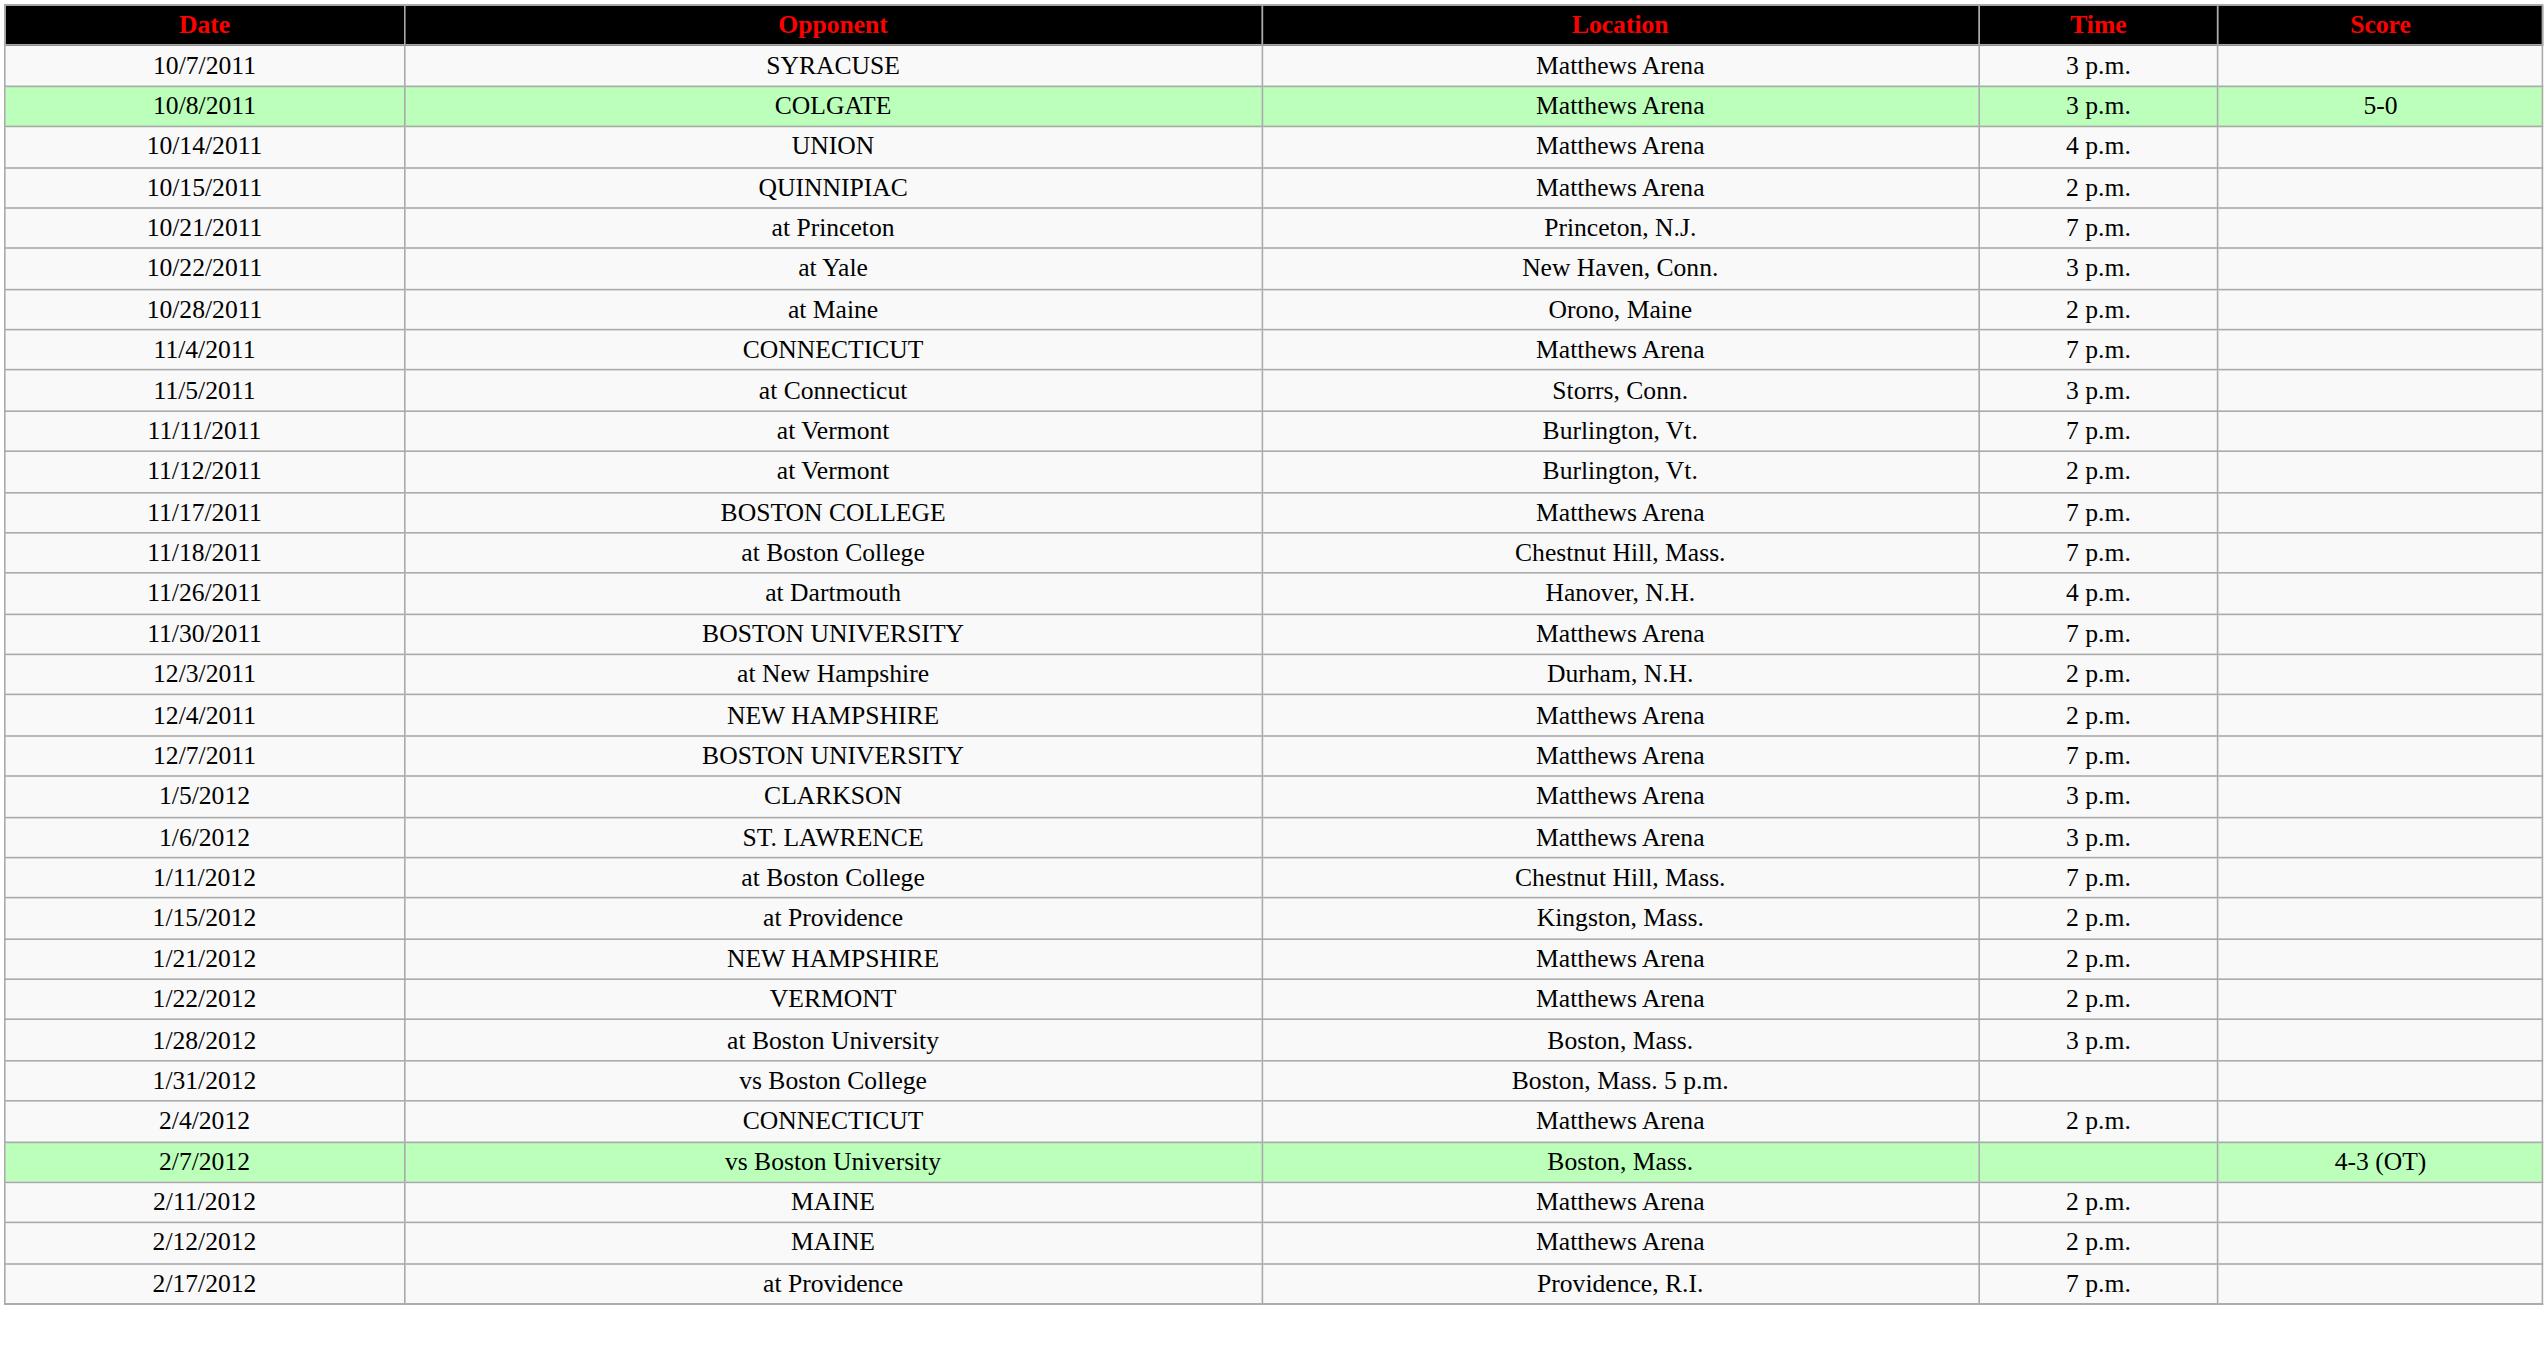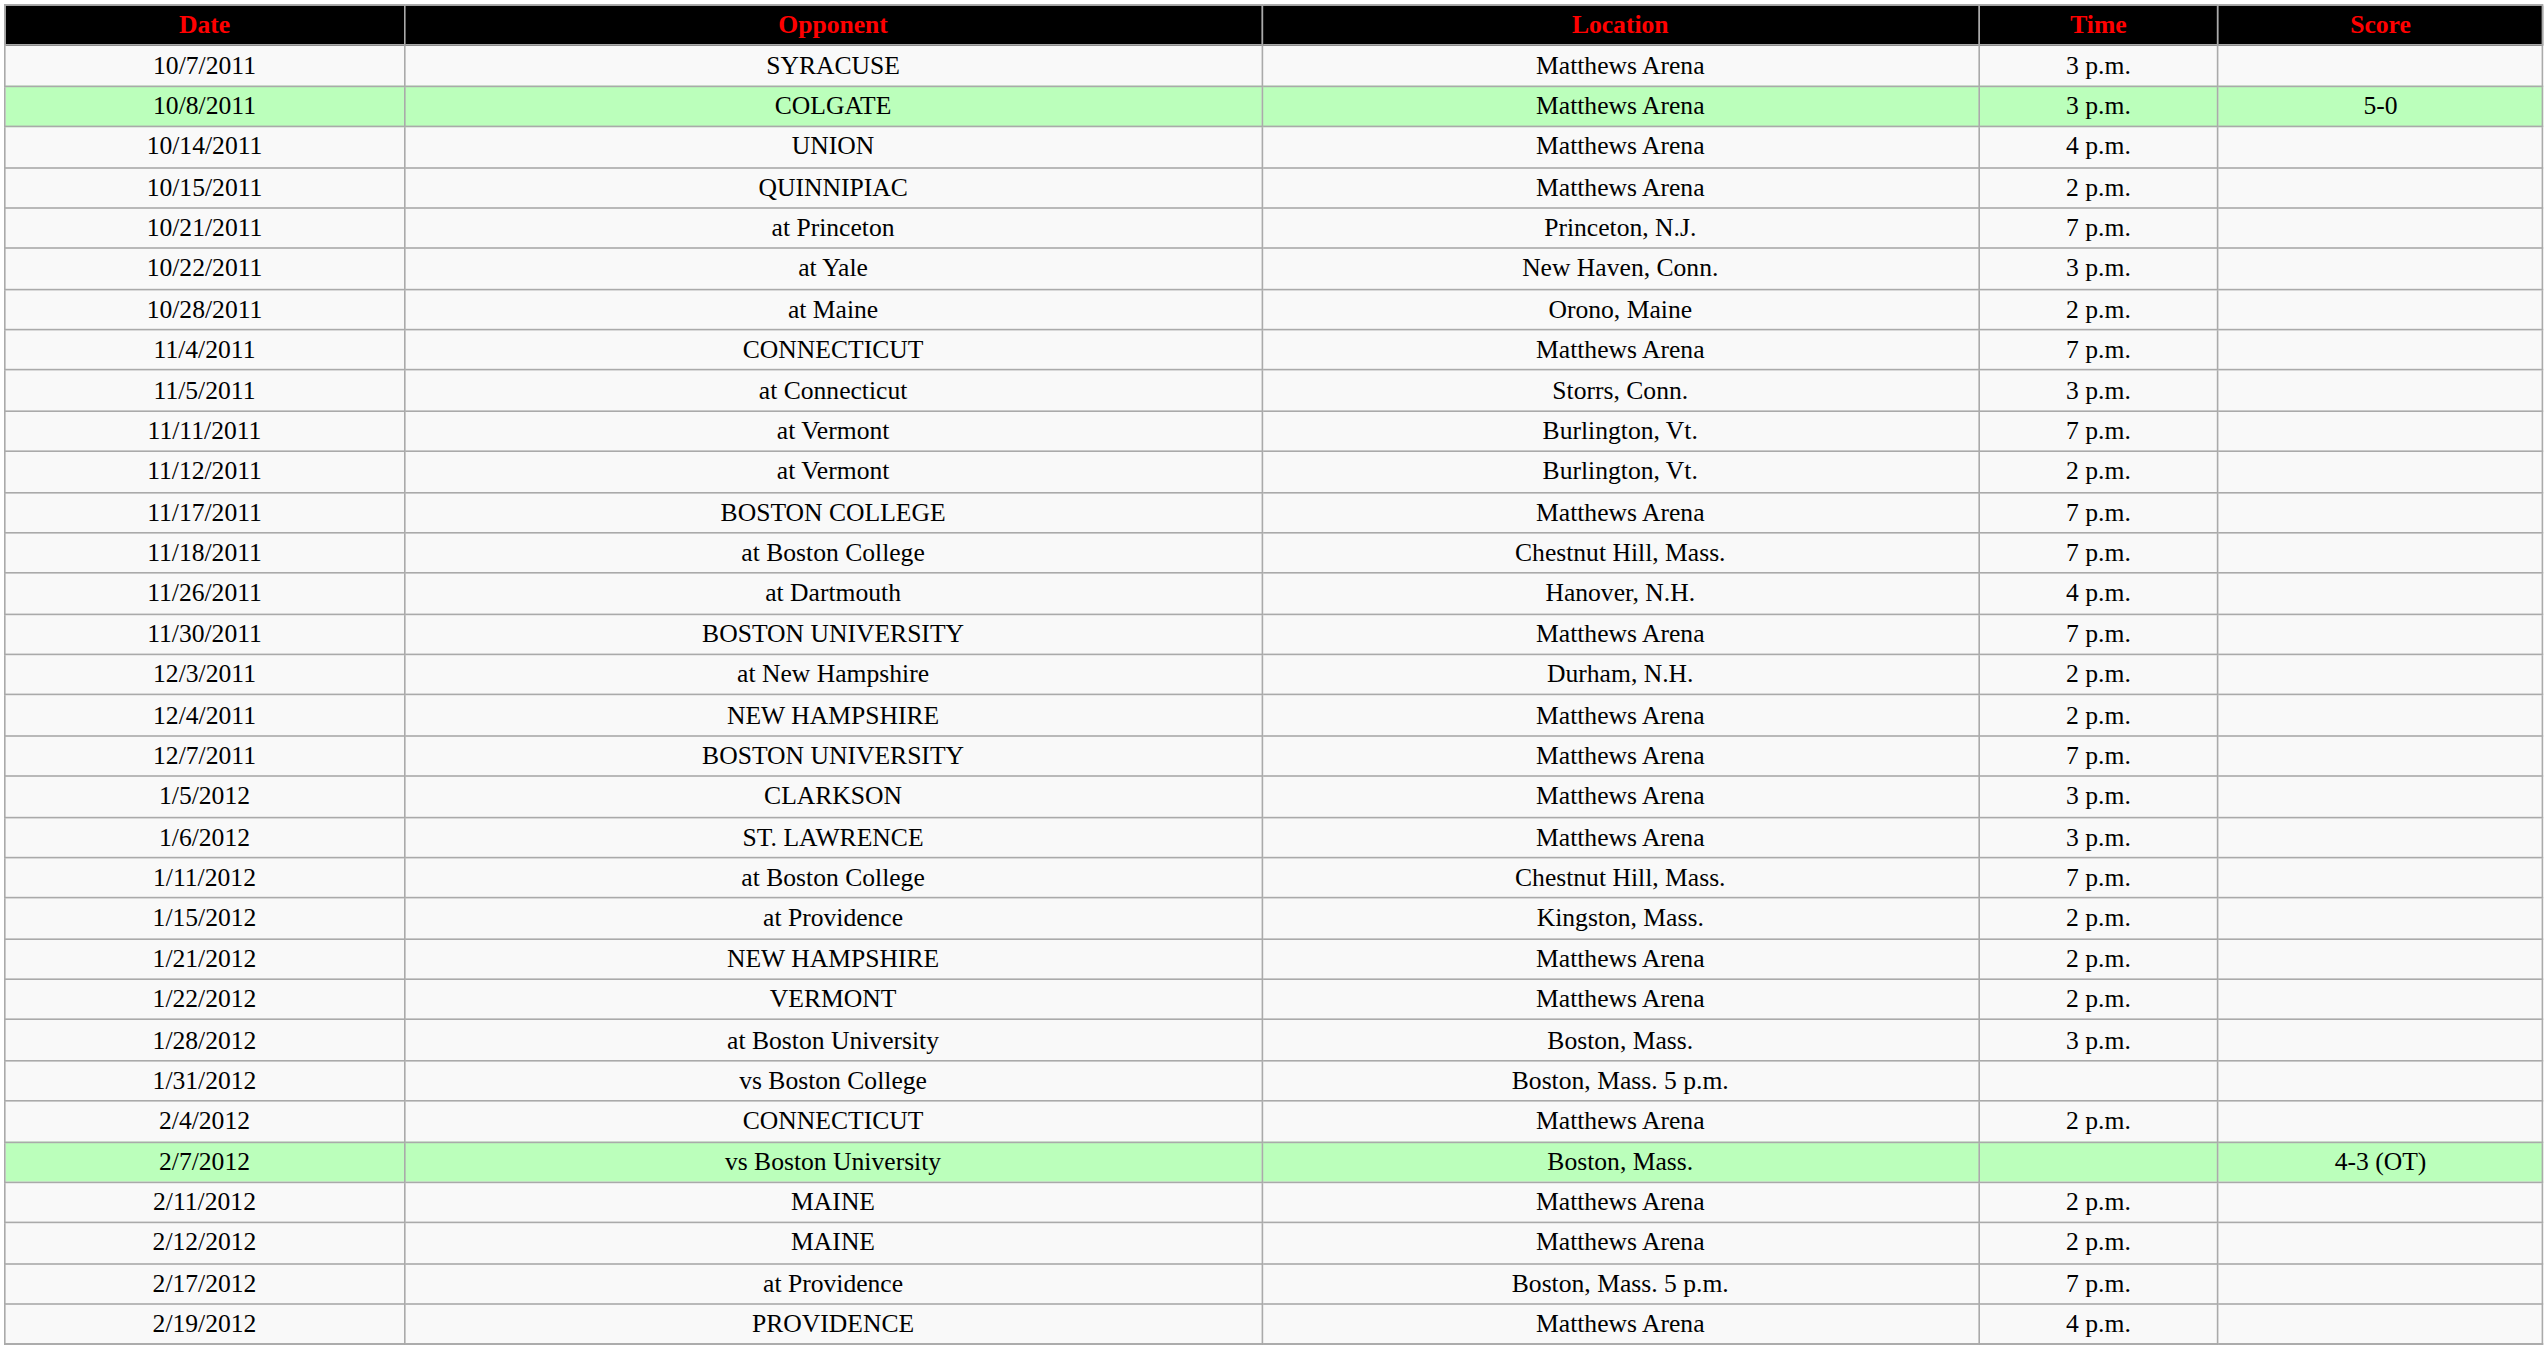(1620, 1283) Providence, R.I. -> (1620, 1283) Boston, Mass. 5 p.m.
+ row: (204, 1324)
